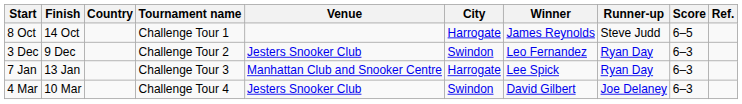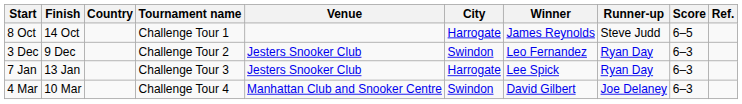(345, 70) Manhattan Club and Snooker Centre -> (304, 70) Jesters Snooker Club
(304, 89) Jesters Snooker Club -> (345, 89) Manhattan Club and Snooker Centre
